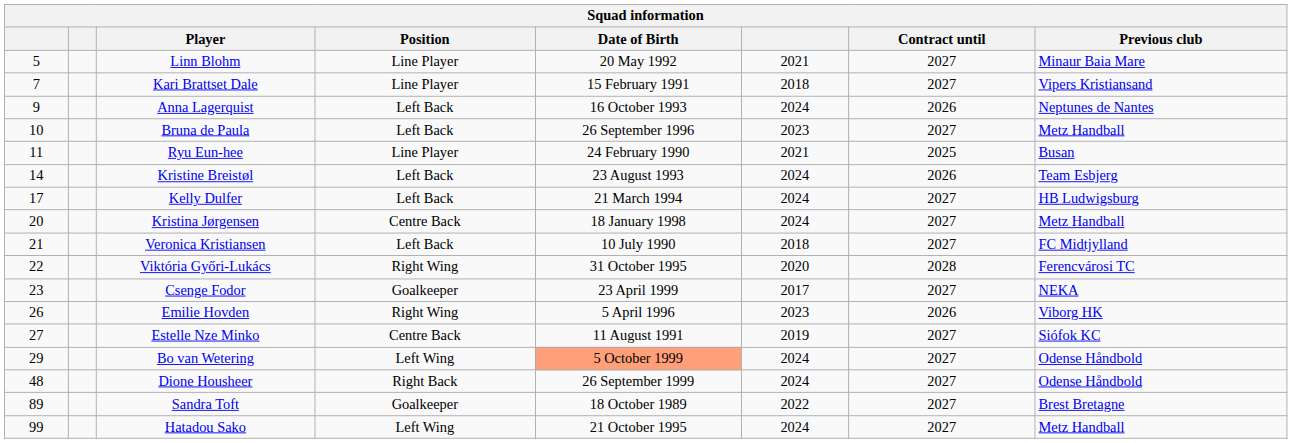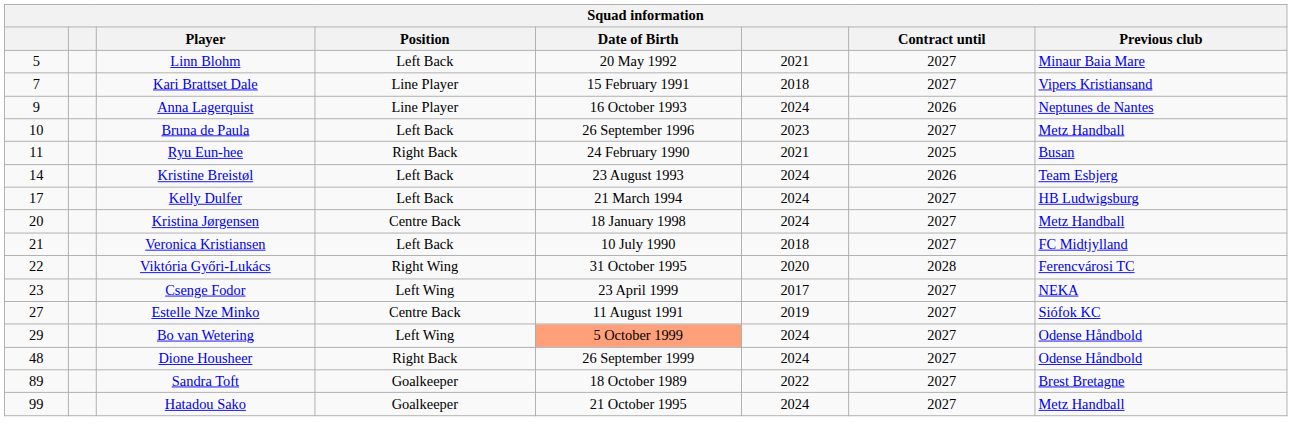(425, 61) Line Player -> (425, 61) Left Back
(425, 107) Left Back -> (425, 107) Line Player
(425, 152) Line Player -> (425, 152) Right Back
(425, 289) Goalkeeper -> (425, 289) Left Wing
- row: (205, 312)
(425, 426) Left Wing -> (425, 404) Goalkeeper
